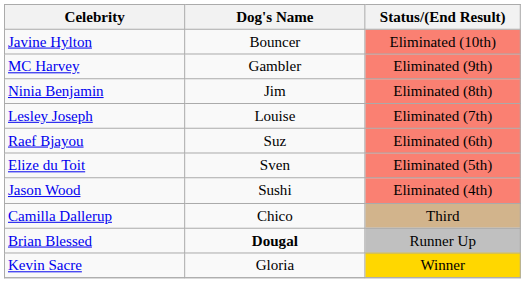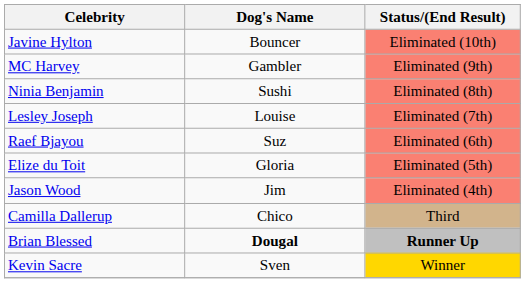(275, 91) Jim -> (275, 91) Sushi
(275, 165) Sven -> (275, 165) Gloria
(275, 190) Sushi -> (275, 190) Jim
(443, 240) normal -> (443, 240) bold
(275, 265) Gloria -> (275, 265) Sven
